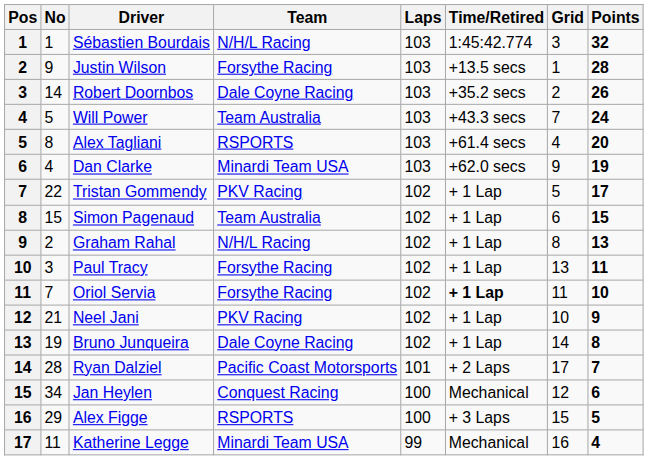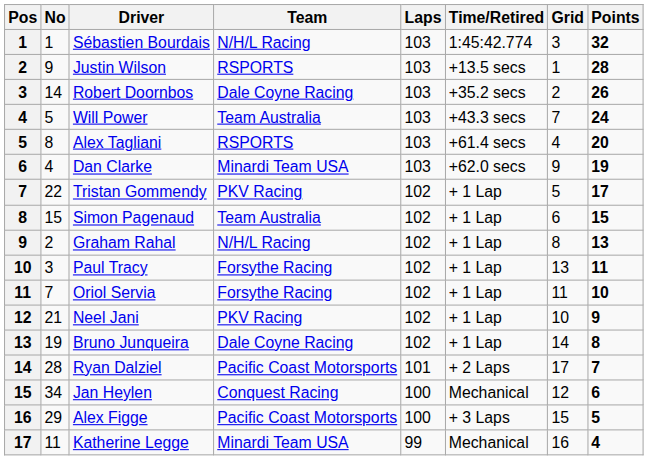(275, 67) Forsythe Racing -> (255, 67) RSPORTS
(476, 292) bold -> (475, 292) normal
(255, 418) RSPORTS -> (307, 418) Pacific Coast Motorsports
